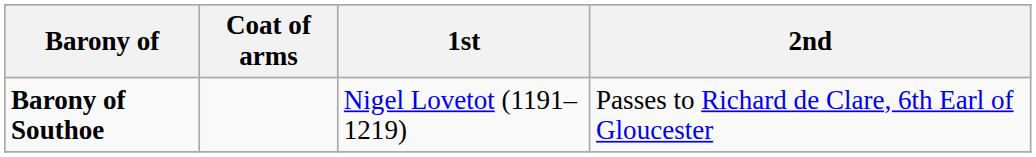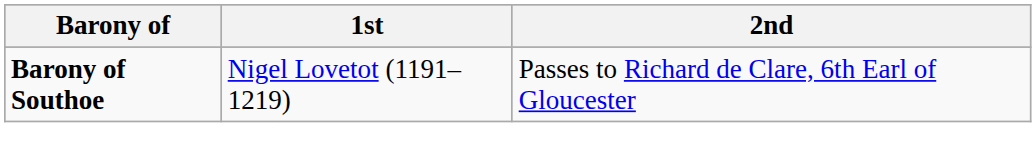- column: (268, 41)
